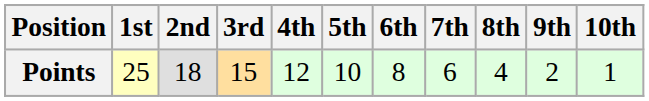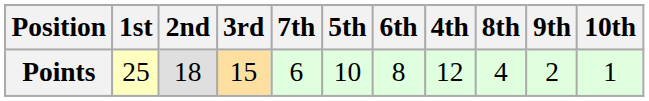columns swapped: (296, 26) <-> (450, 26)
